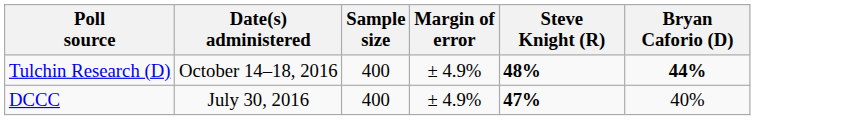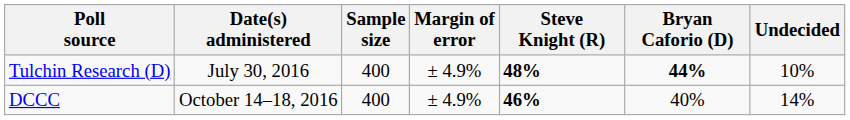+ column: (797, 29)
(258, 70) October 14–18, 2016 -> (258, 70) July 30, 2016
(258, 99) July 30, 2016 -> (258, 99) October 14–18, 2016
(522, 99) 47% -> (522, 99) 46%
